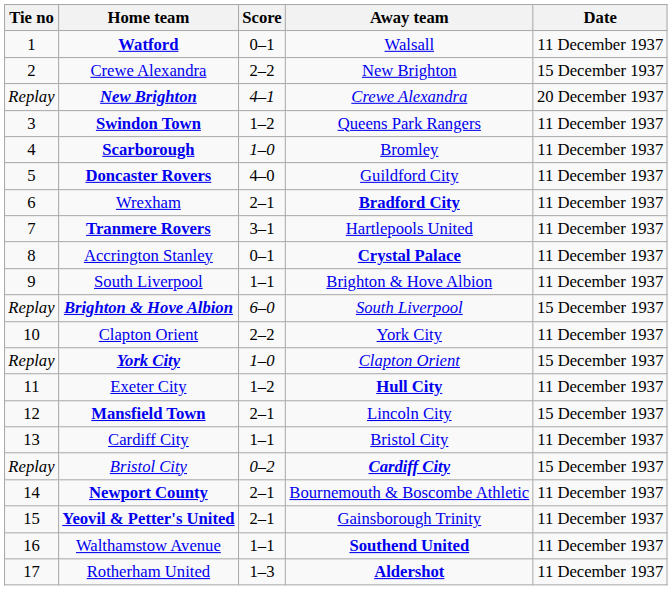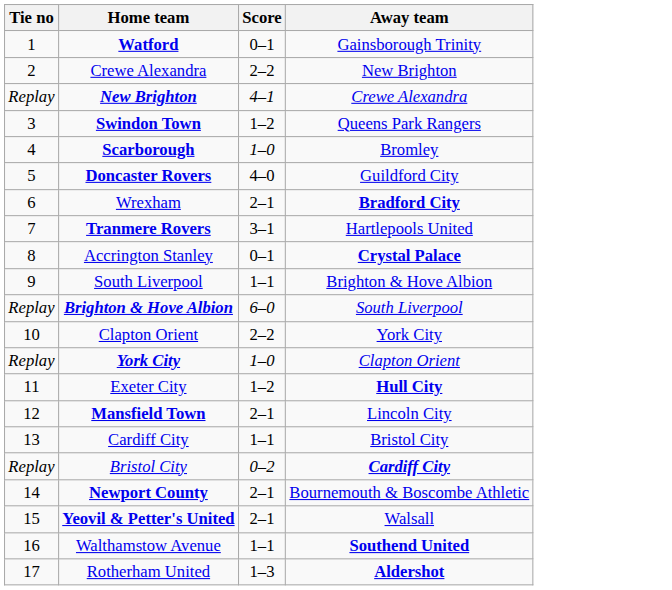- column: (600, 17)
(409, 44) Walsall -> (409, 44) Gainsborough Trinity
(409, 519) Gainsborough Trinity -> (409, 519) Walsall
